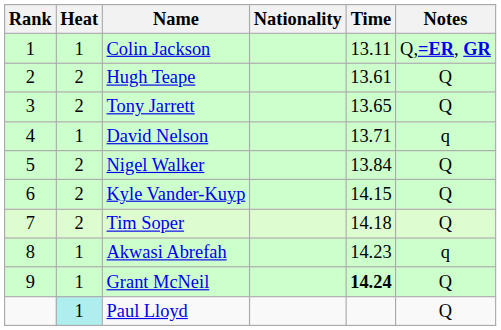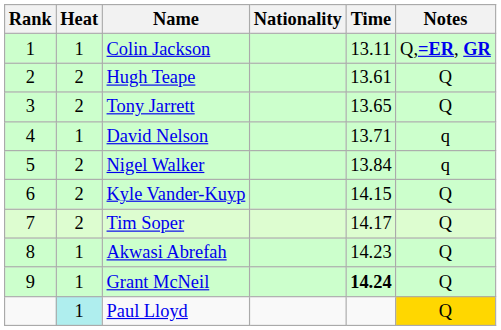(445, 164) Q -> (445, 164) q
(371, 223) 14.18 -> (371, 223) 14.17
(445, 252) q -> (445, 252) Q
(445, 310) no background -> (445, 310) gold background
